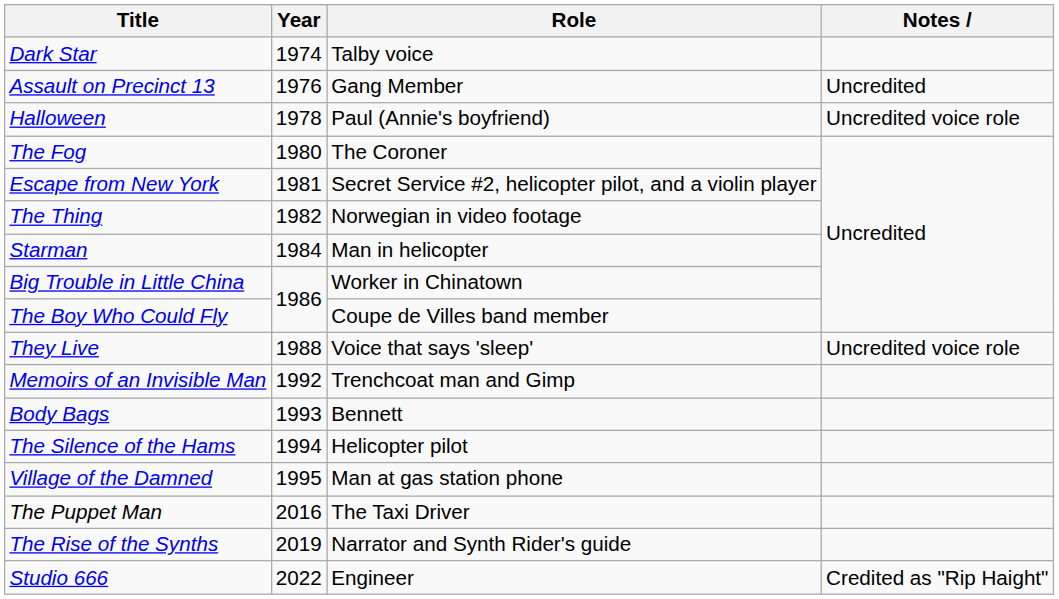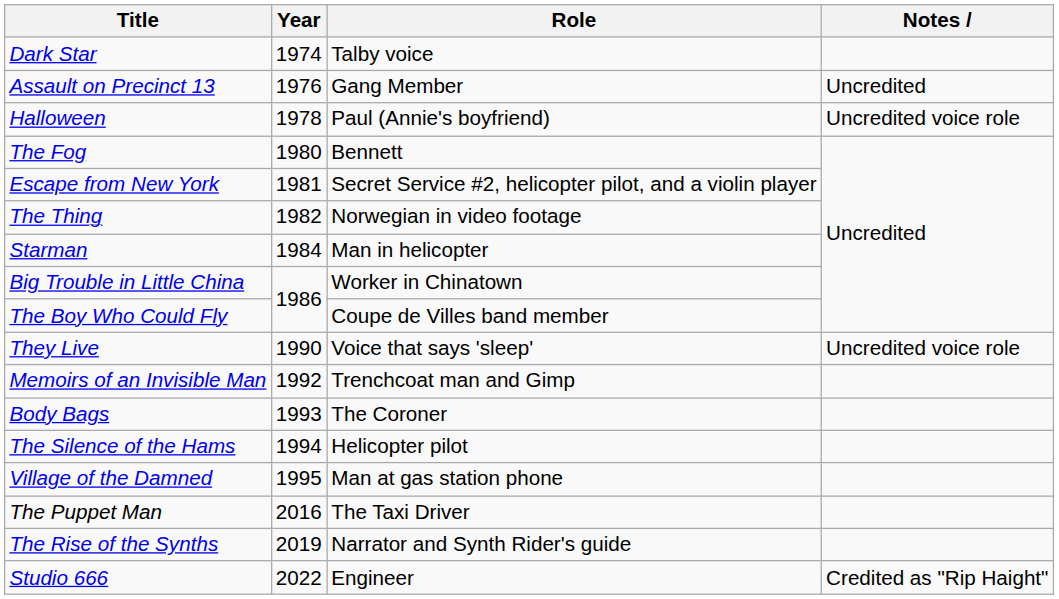(389, 151) The Coroner -> (367, 151) Bennett
(299, 348) 1988 -> (299, 348) 1990
(367, 413) Bennett -> (389, 413) The Coroner
